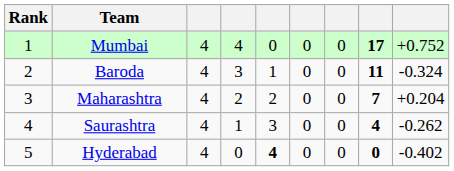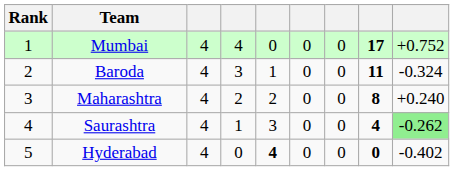(376, 98) 7 -> (376, 98) 8
(421, 98) +0.204 -> (421, 98) +0.240
(421, 125) no background -> (421, 125) lightgreen background
